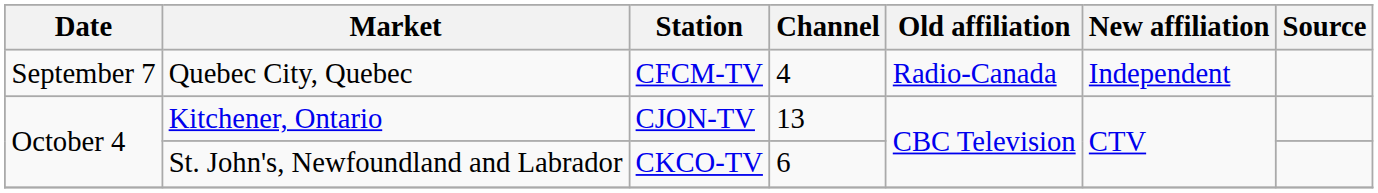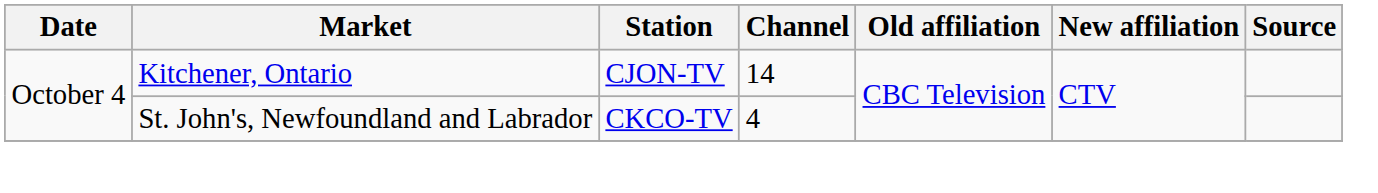- row: (291, 72)
(790, 118) 13 -> (760, 72) 14
(783, 163) 6 -> (753, 118) 4
